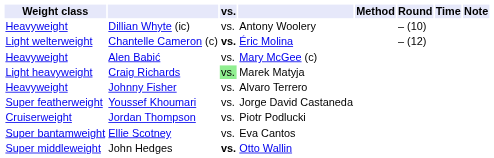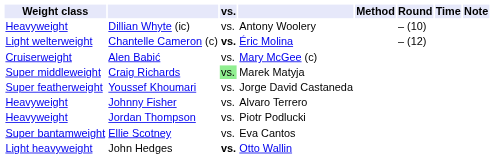(37, 57) Heavyweight -> (39, 57) Cruiserweight
(49, 72) Light heavyweight -> (53, 72) Super middleweight
rows swapped: (152, 103) <-> (143, 87)
(39, 118) Cruiserweight -> (37, 118) Heavyweight
(53, 148) Super middleweight -> (49, 148) Light heavyweight
